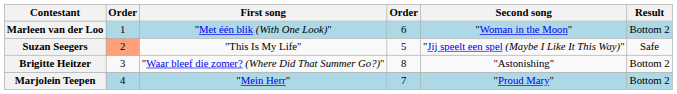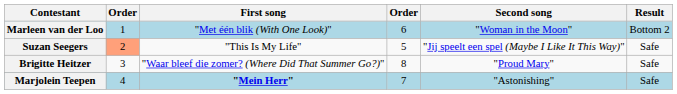(524, 64) "Astonishing" -> (524, 64) "Proud Mary"
(650, 64) Bottom 2 -> (650, 64) Safe
(263, 81) normal -> (263, 81) bold
(524, 81) "Proud Mary" -> (524, 81) "Astonishing"
(650, 81) Bottom 2 -> (650, 81) Safe
